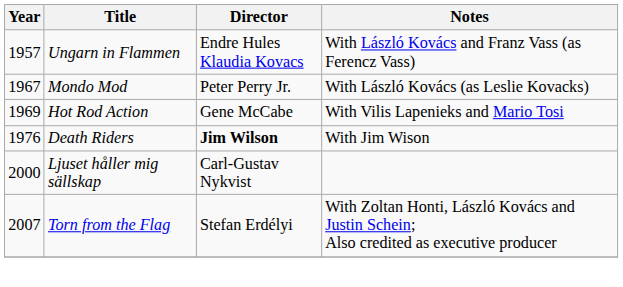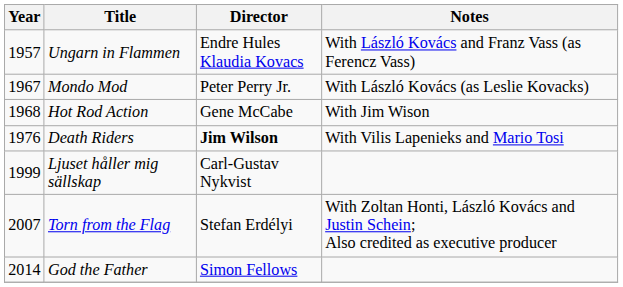(24, 112) 1969 -> (24, 112) 1968
(444, 112) With Vilis Lapenieks and Mario Tosi -> (377, 112) With Jim Wison
(377, 138) With Jim Wison -> (444, 138) With Vilis Lapenieks and Mario Tosi
(24, 172) 2000 -> (24, 172) 1999
+ row: (98, 269)
